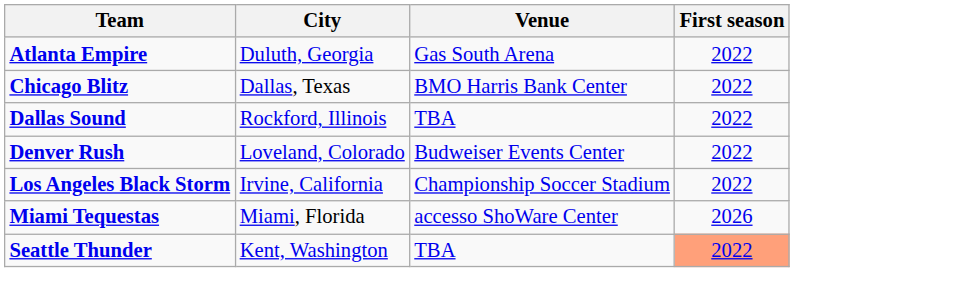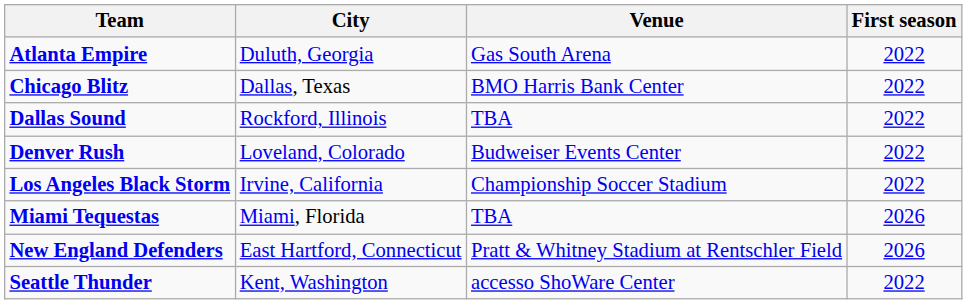(516, 217) accesso ShoWare Center -> (492, 217) TBA
+ row: (116, 250)
(435, 250) TBA -> (573, 282) accesso ShoWare Center
(732, 250) lightsalmon background -> (904, 282) no background
